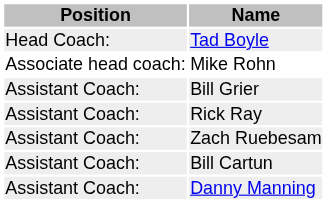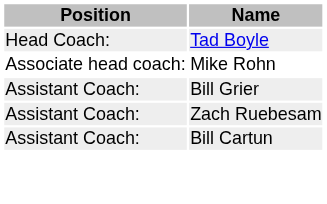- row: (226, 113)
- row: (253, 187)
